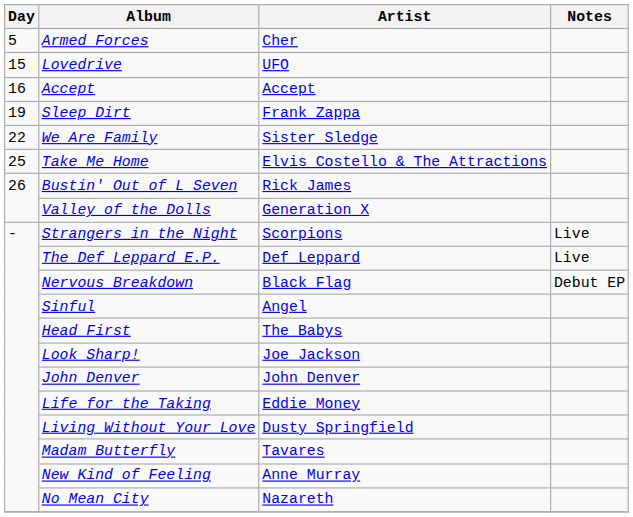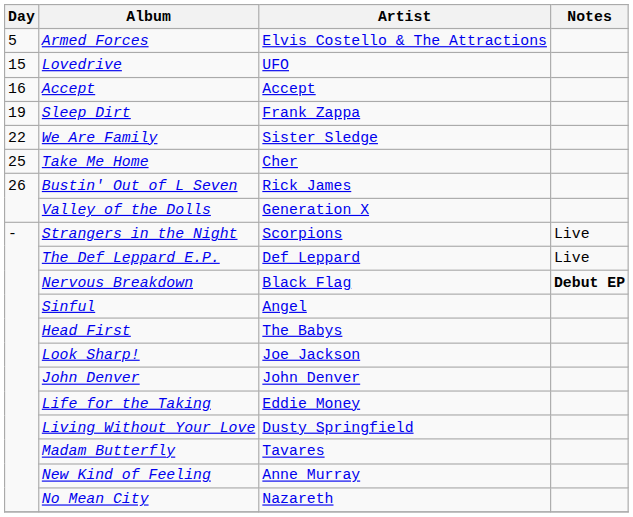(280, 41) Cher -> (405, 41) Elvis Costello & The Attractions
(405, 162) Elvis Costello & The Attractions -> (280, 162) Cher
(590, 282) normal -> (590, 282) bold
